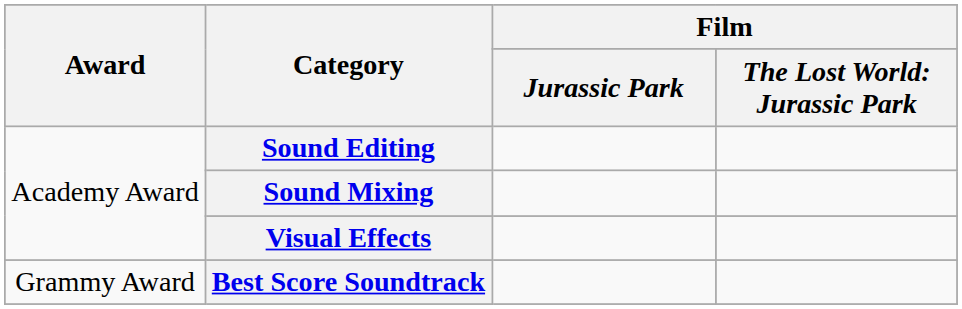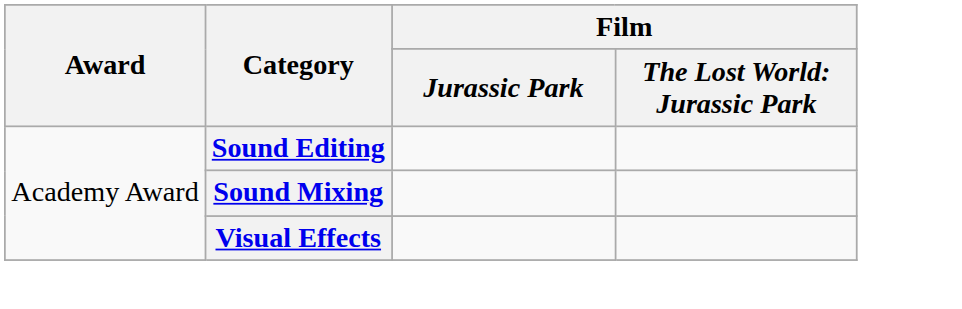- row: (348, 281)
